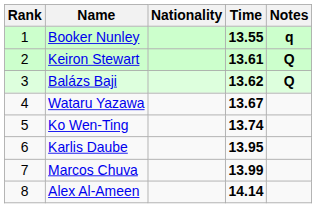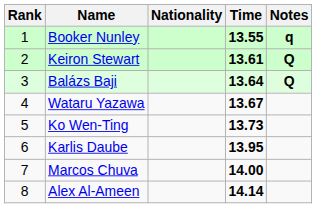(246, 81) 13.62 -> (246, 81) 13.64
(246, 125) 13.74 -> (246, 125) 13.73
(246, 170) 13.99 -> (246, 170) 14.00
